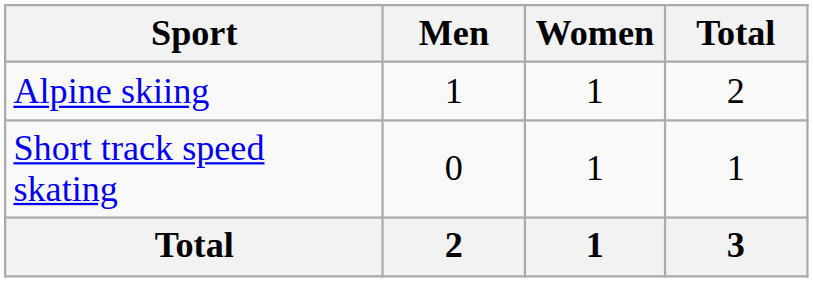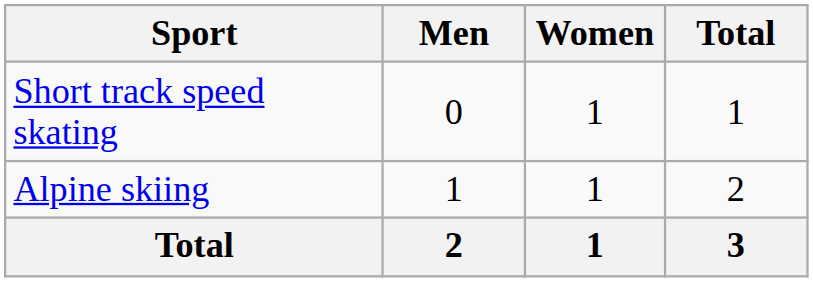rows swapped: (111, 90) <-> (139, 168)
